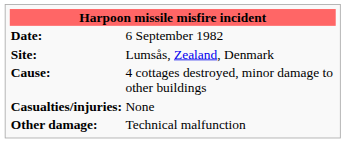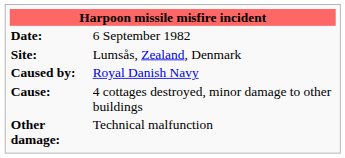+ row: (43, 73)
- row: (66, 106)
